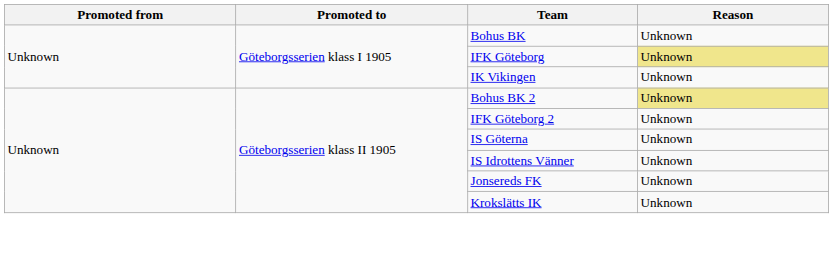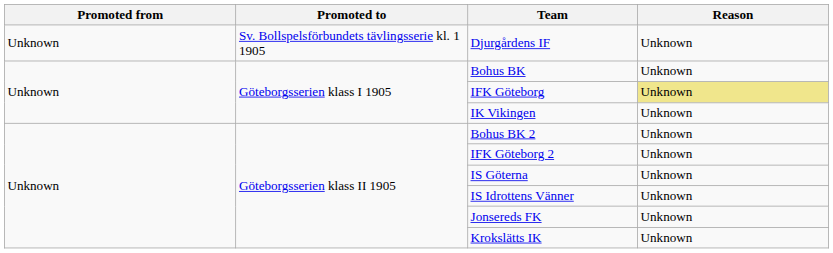+ row: (510, 43)
(666, 98) khaki background -> (666, 133) no background
